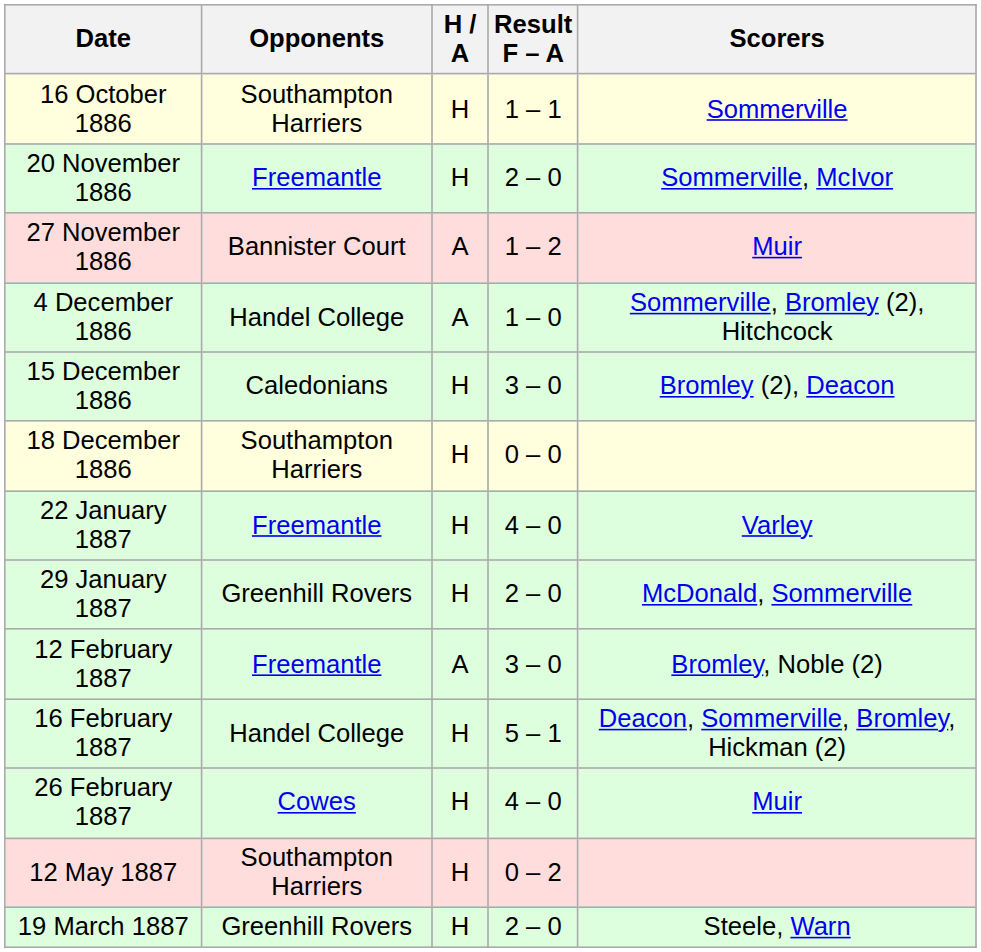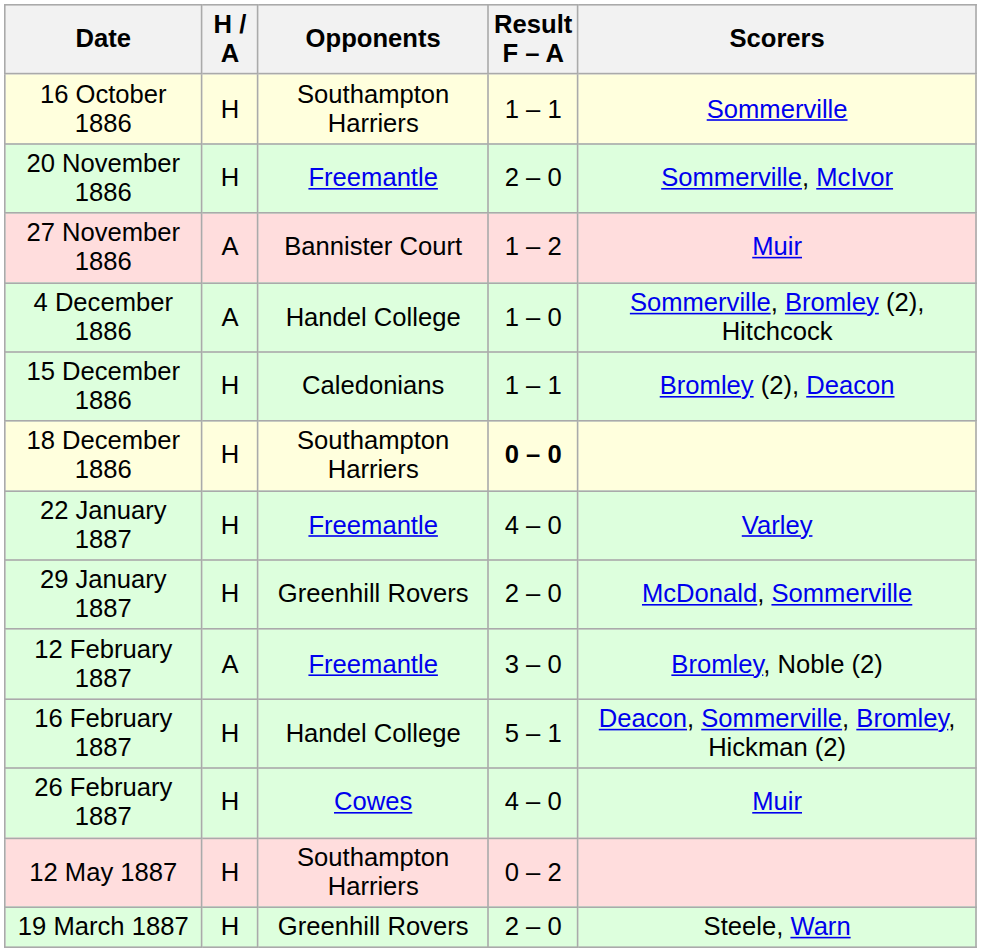columns swapped: (317, 39) <-> (460, 39)
(533, 386) 3 – 0 -> (533, 386) 1 – 1
(533, 455) normal -> (533, 455) bold
